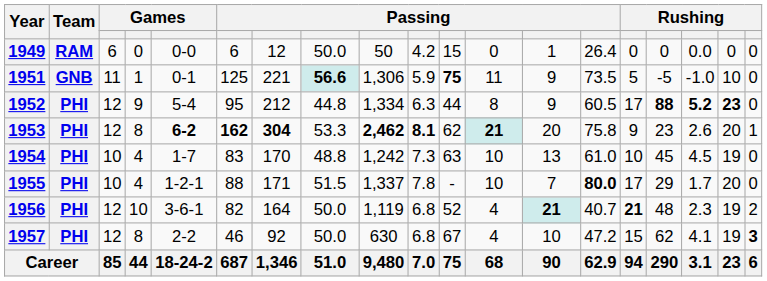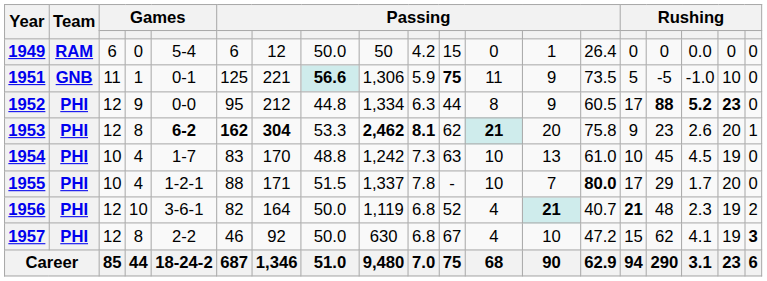(184, 51) 0-0 -> (184, 51) 5-4
(184, 104) 5-4 -> (184, 104) 0-0
